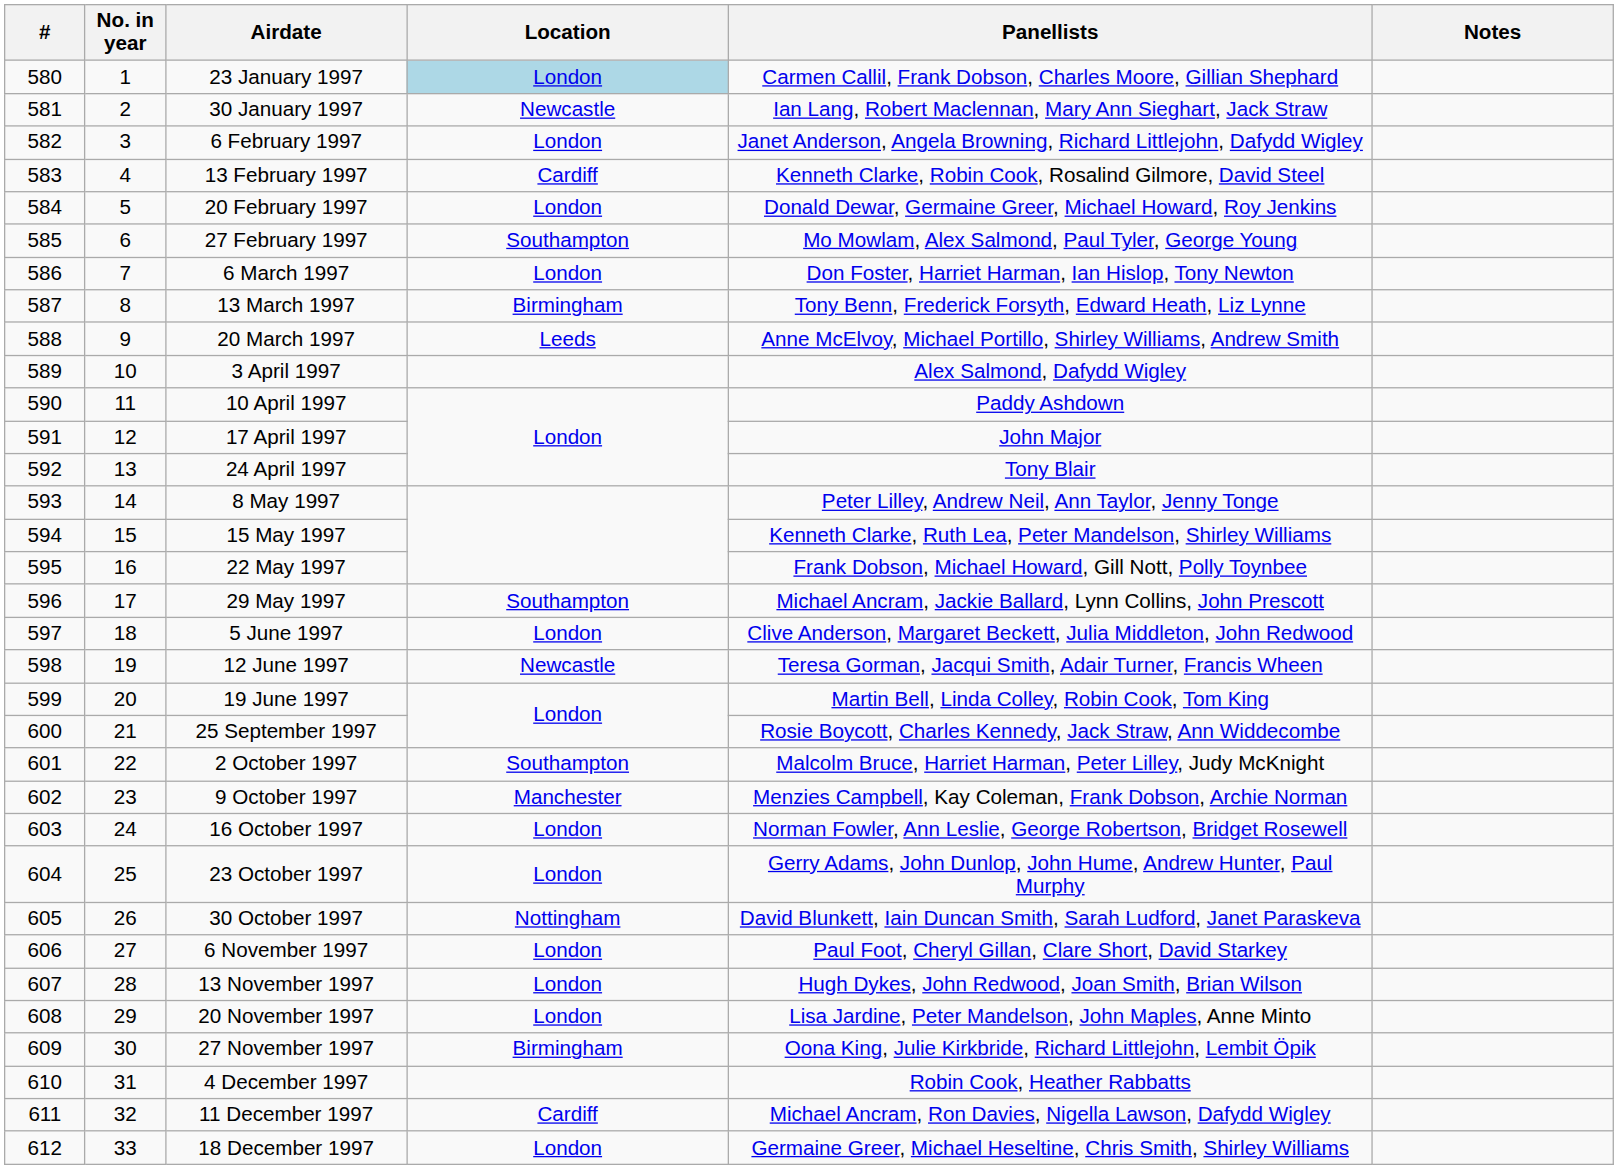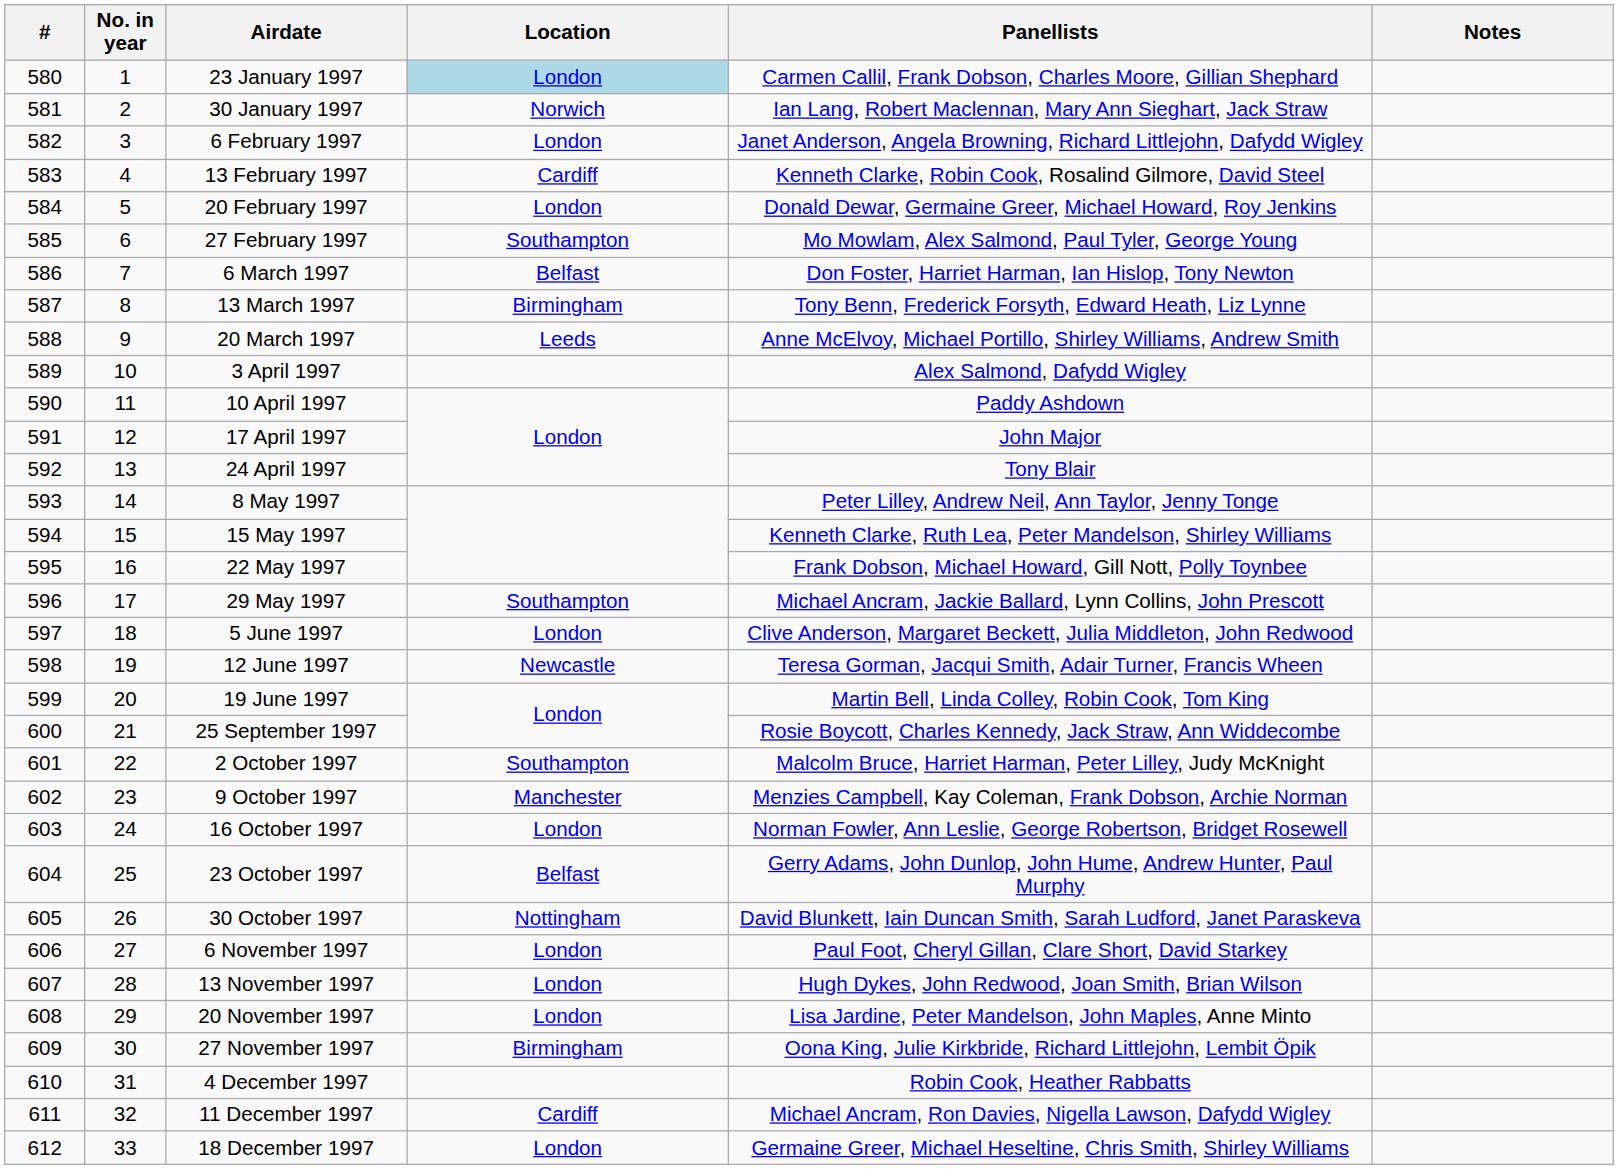(568, 109) Newcastle -> (568, 109) Norwich
(568, 273) London -> (568, 273) Belfast
(568, 874) London -> (568, 874) Belfast
